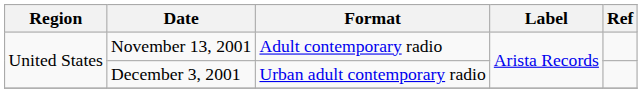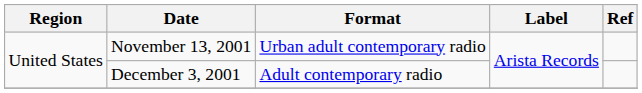(351, 46) Adult contemporary radio -> (373, 46) Urban adult contemporary radio
(373, 74) Urban adult contemporary radio -> (351, 74) Adult contemporary radio
